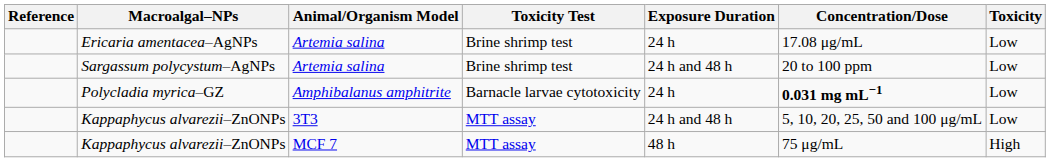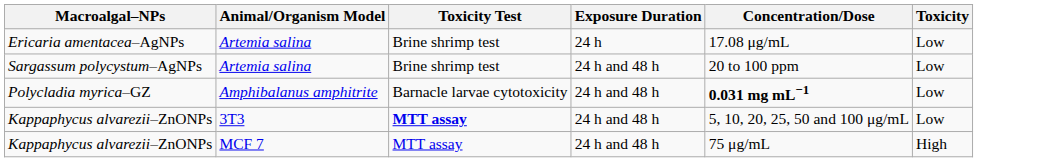- column: (41, 16)
(661, 92) 24 h -> (617, 92) 24 h and 48 h
(501, 119) normal -> (430, 119) bold
(661, 144) 48 h -> (617, 144) 24 h and 48 h
